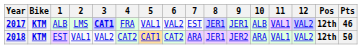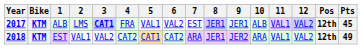(348, 24) 46 -> (348, 24) 45
(348, 37) 50 -> (348, 37) 49
